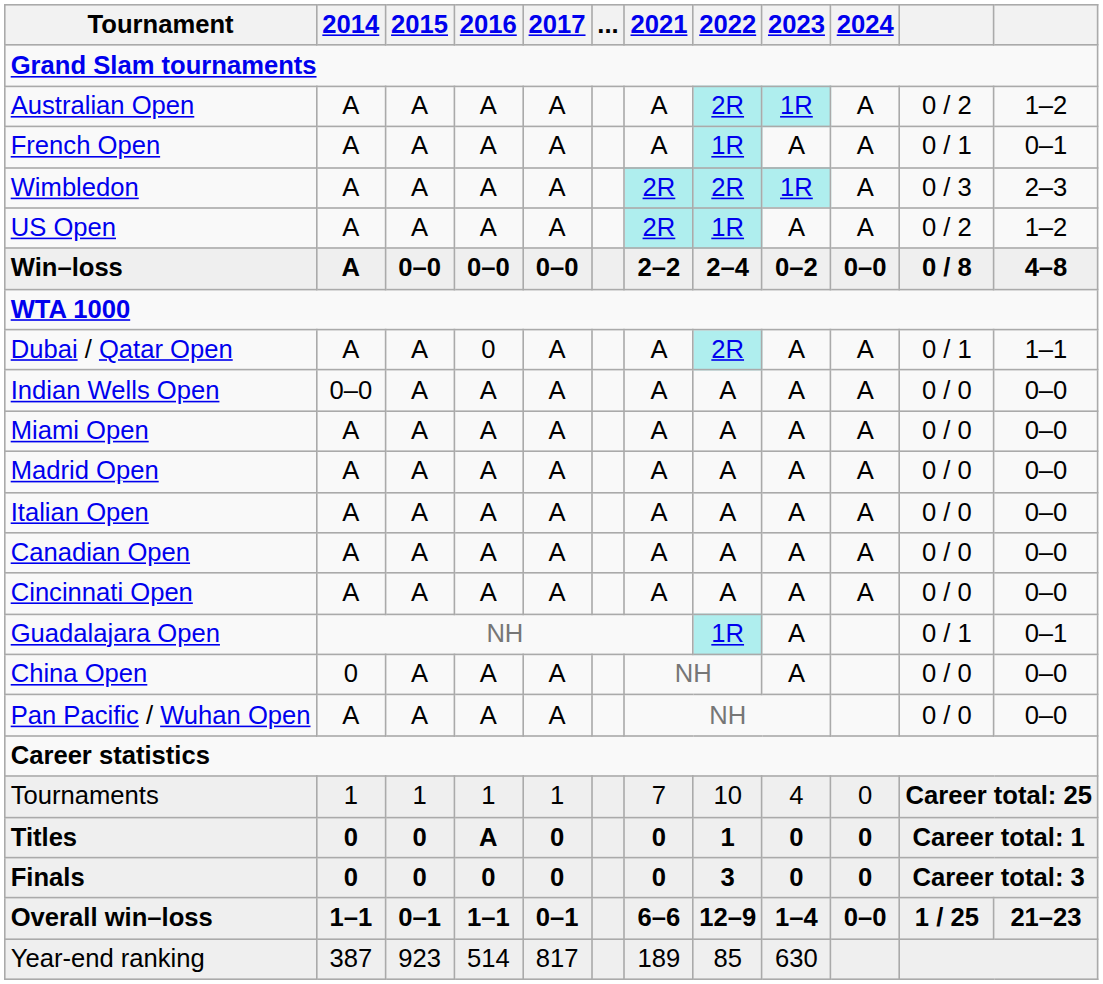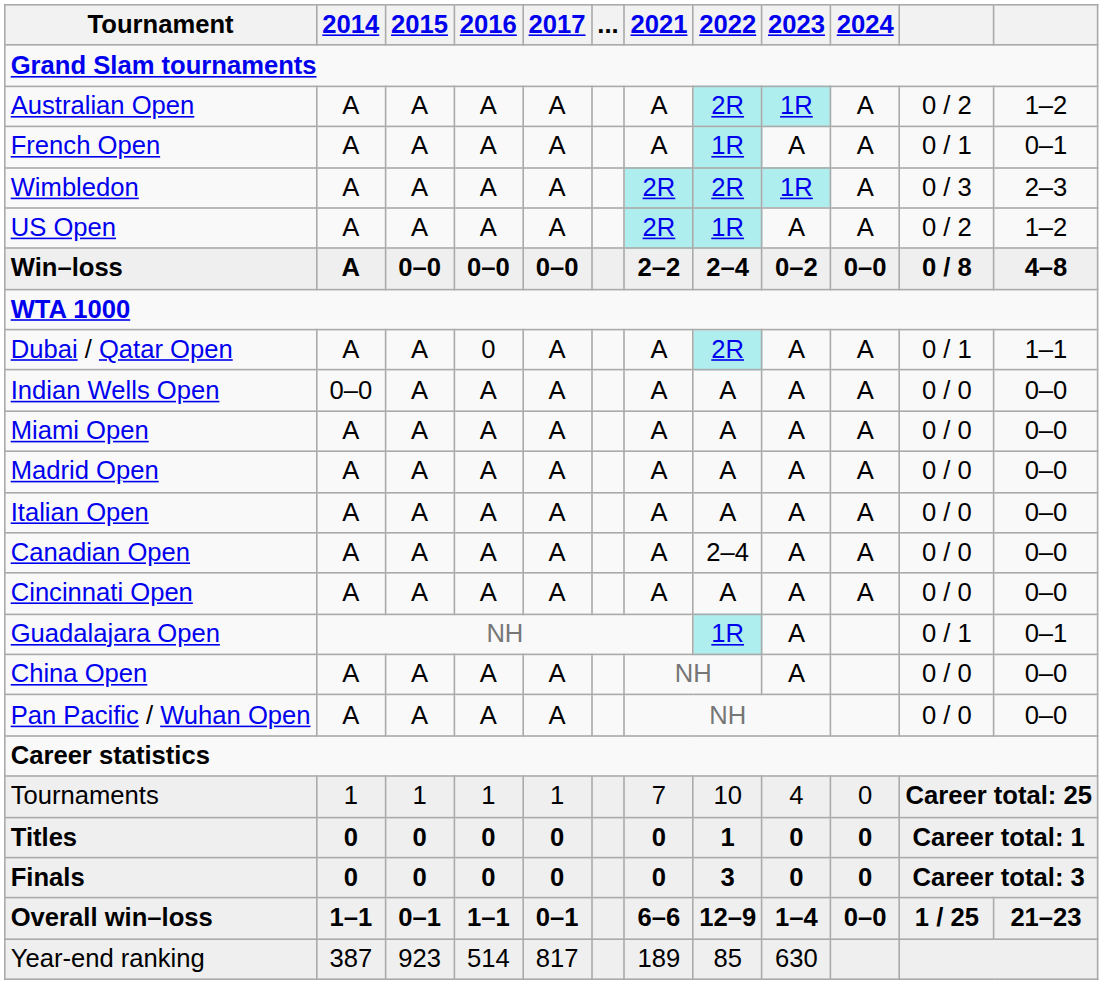(728, 552) A -> (728, 552) 2–4
(351, 674) 0 -> (351, 674) A
(488, 836) A -> (488, 836) 0
